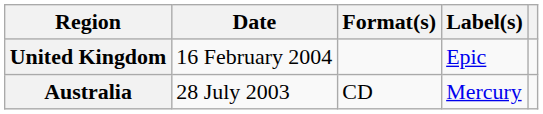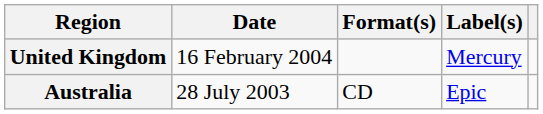(466, 56) Epic -> (484, 56) Mercury
(484, 91) Mercury -> (466, 91) Epic
